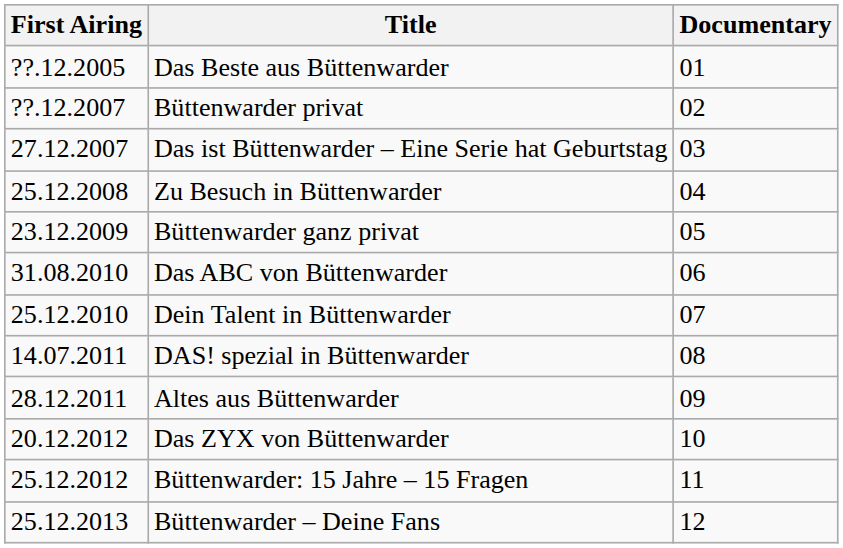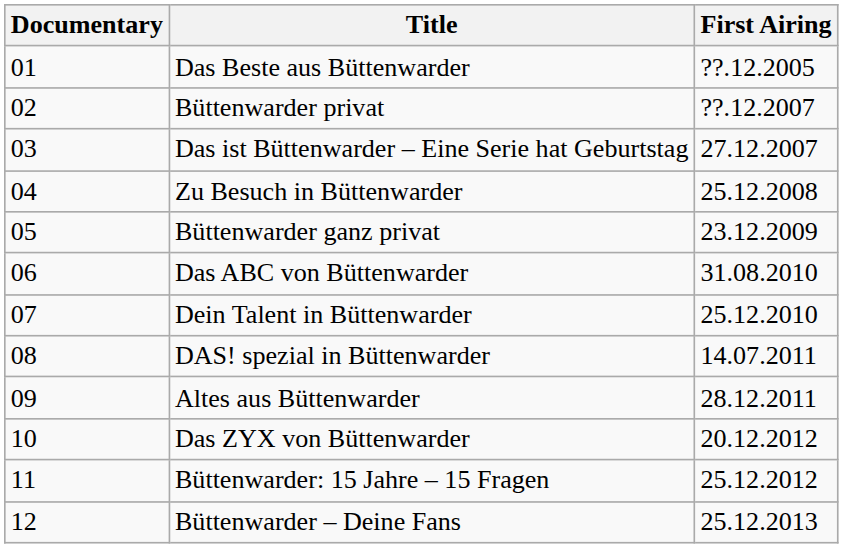columns swapped: (756, 25) <-> (76, 25)
